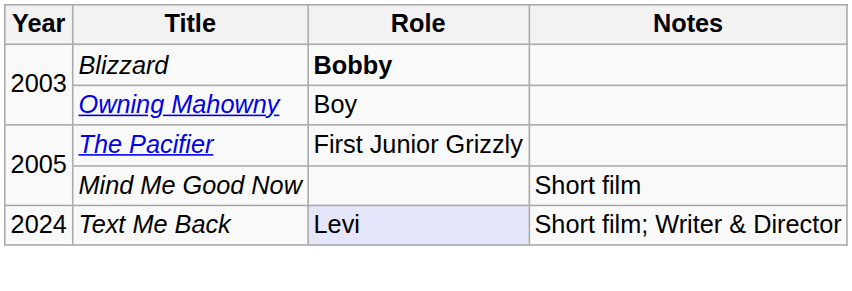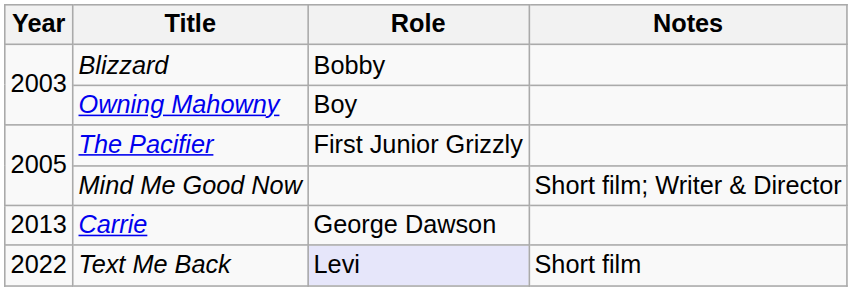(353, 64) bold -> (349, 64) normal
(588, 184) Short film -> (688, 184) Short film; Writer & Director
+ row: (113, 225)
(39, 225) 2024 -> (39, 265) 2022
(688, 225) Short film; Writer & Director -> (588, 265) Short film
